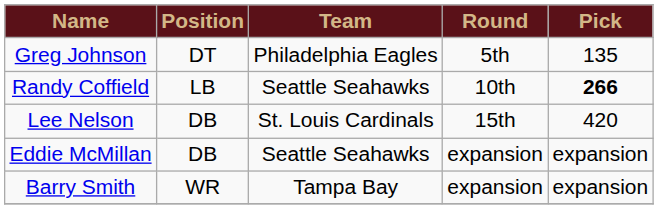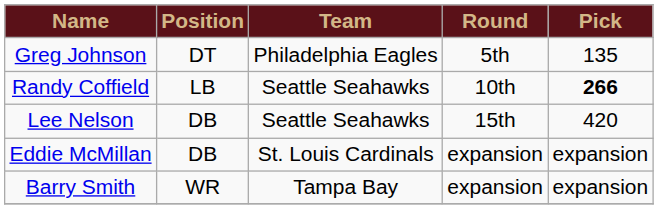(346, 120) St. Louis Cardinals -> (346, 120) Seattle Seahawks
(346, 154) Seattle Seahawks -> (346, 154) St. Louis Cardinals
